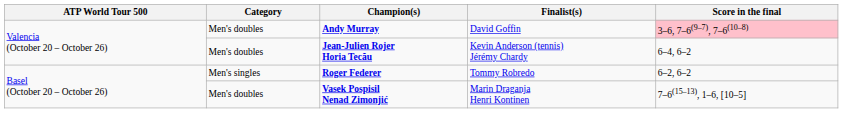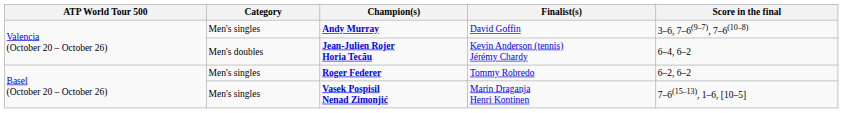(236, 29) Men's doubles -> (234, 29) Men's singles
(703, 29) pink background -> (703, 29) no background
(236, 94) Men's doubles -> (234, 94) Men's singles
